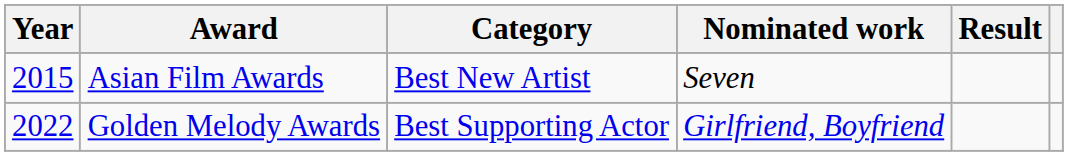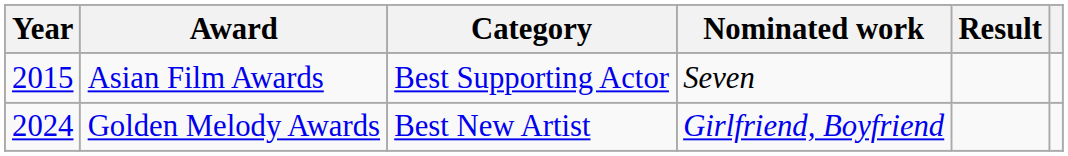(492, 77) Best New Artist -> (532, 77) Best Supporting Actor
(43, 126) 2022 -> (43, 126) 2024
(532, 126) Best Supporting Actor -> (492, 126) Best New Artist
